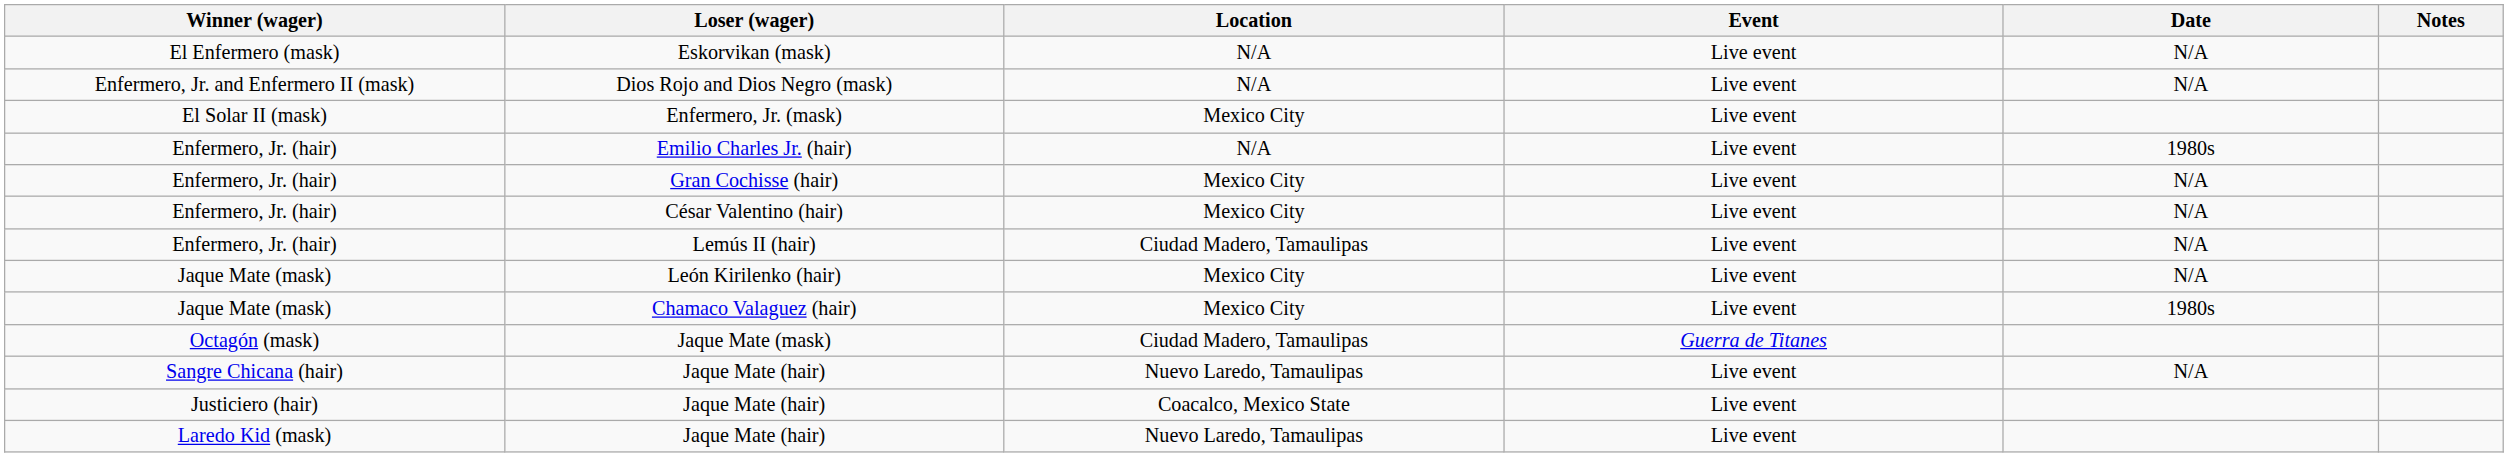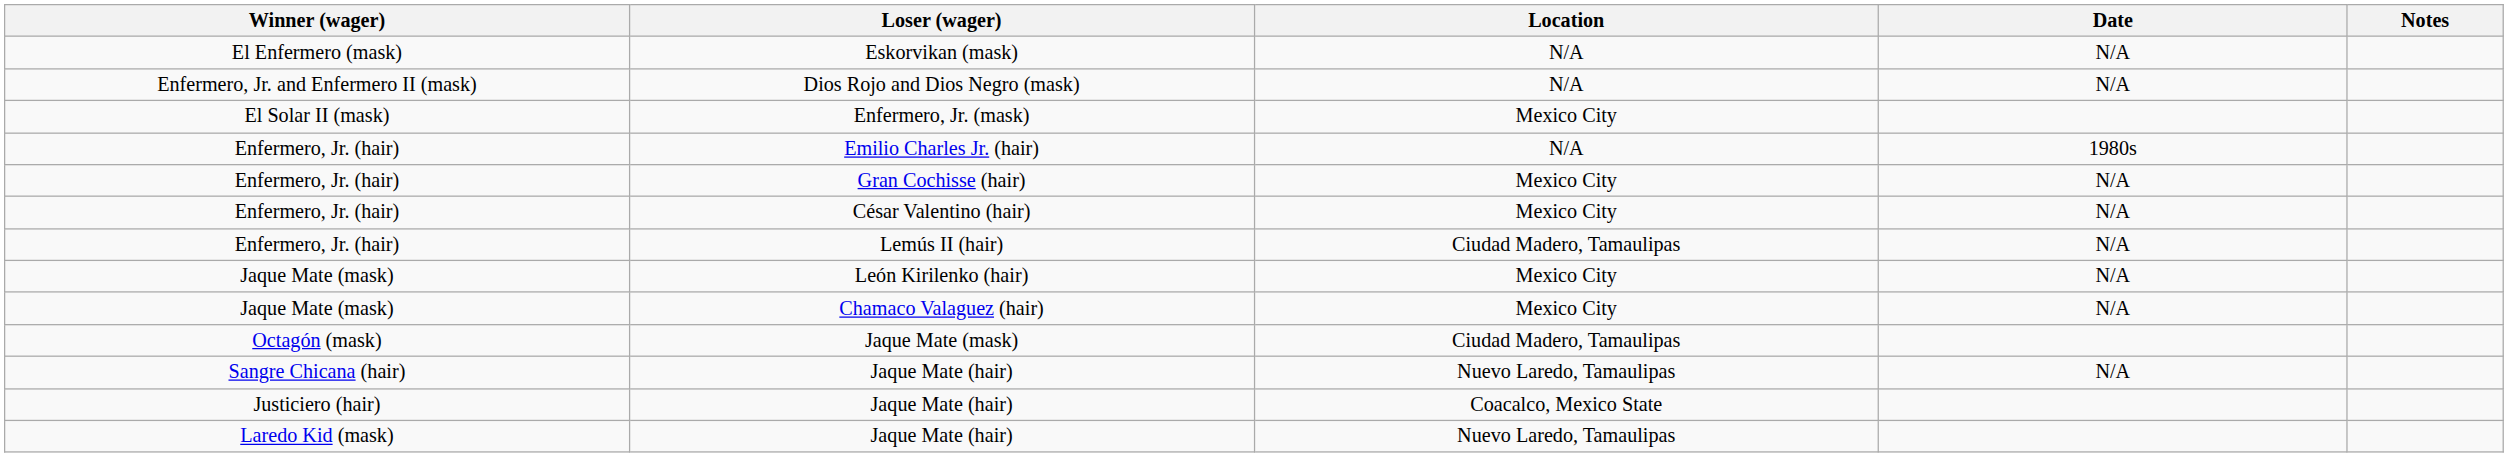- column: (1754, 20)
(2191, 308) 1980s -> (2113, 308) N/A
